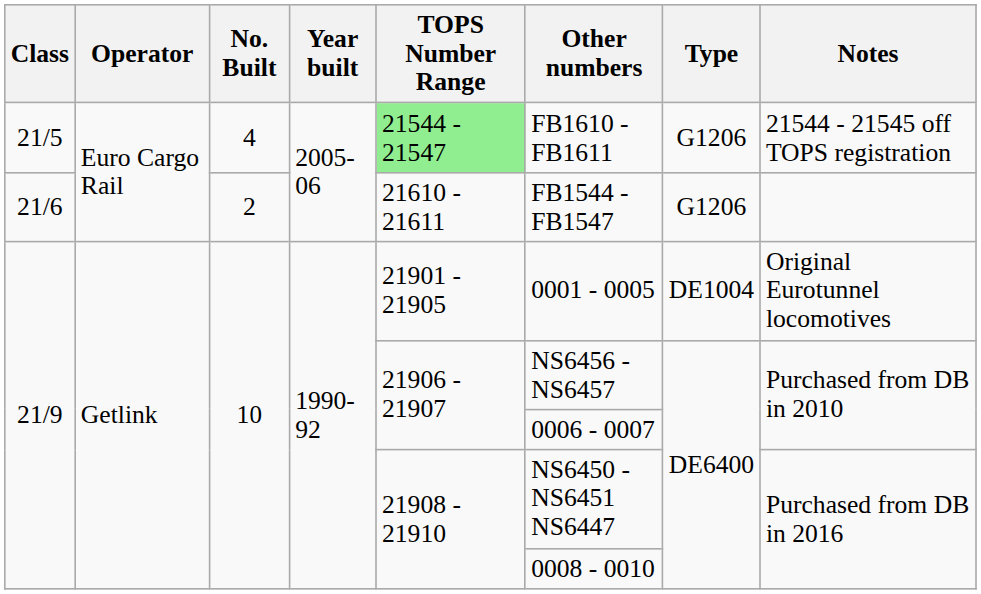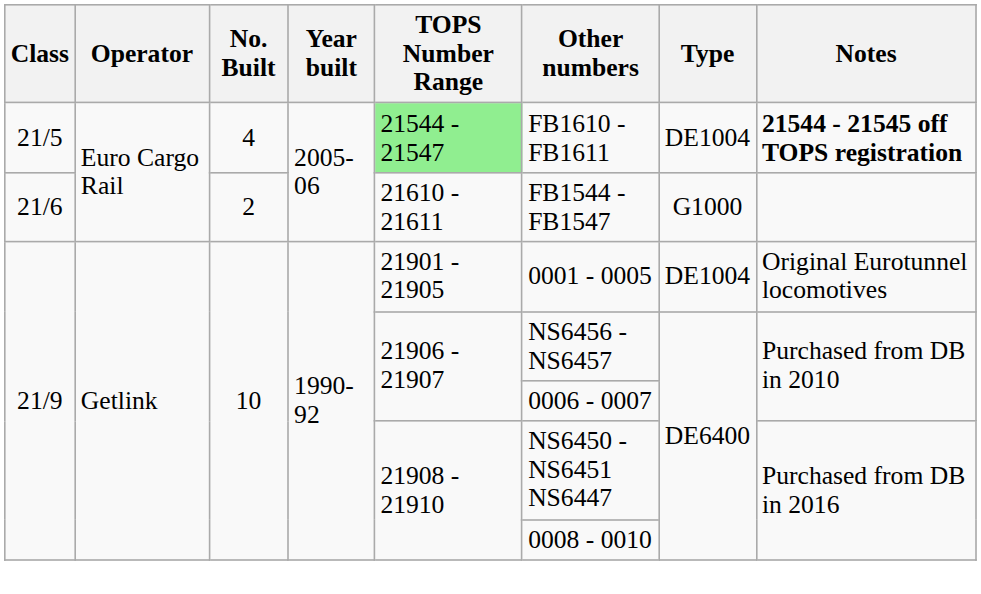(711, 137) G1206 -> (707, 137) DE1004
(858, 137) normal -> (862, 137) bold
(711, 206) G1206 -> (707, 206) G1000
